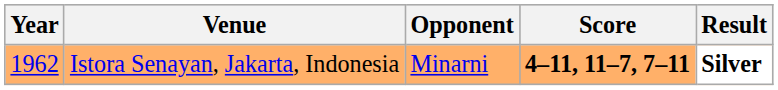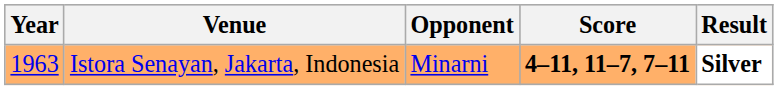(35, 64) 1962 -> (35, 64) 1963
